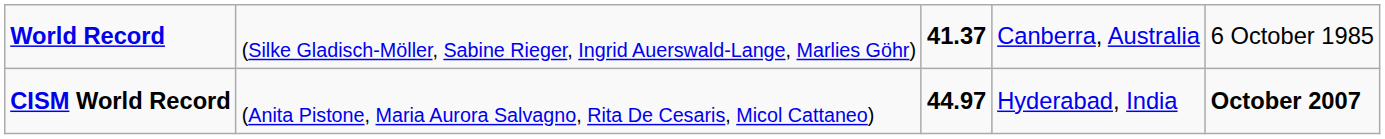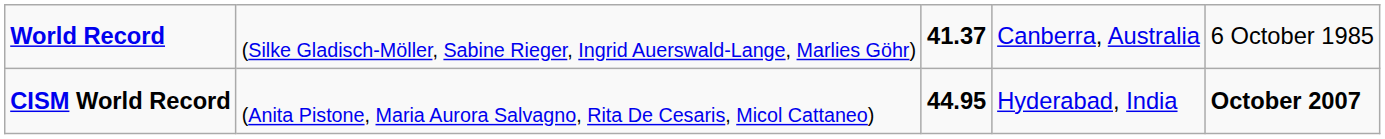(957, 100) 44.97 -> (957, 100) 44.95
